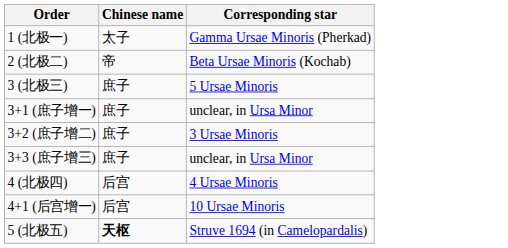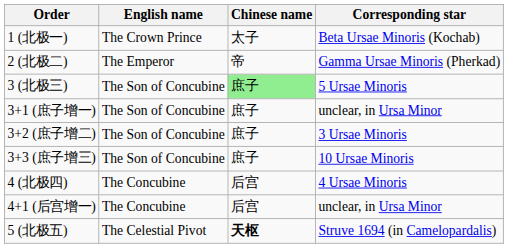+ column: (163, 15)
(280, 38) Gamma Ursae Minoris (Pherkad) -> (399, 38) Beta Ursae Minoris (Kochab)
(270, 62) Beta Ursae Minoris (Kochab) -> (409, 62) Gamma Ursae Minoris (Pherkad)
(116, 85) no background -> (245, 85) lightgreen background
(251, 158) unclear, in Ursa Minor -> (366, 158) 10 Ursae Minoris
(237, 206) 10 Ursae Minoris -> (380, 206) unclear, in Ursa Minor
